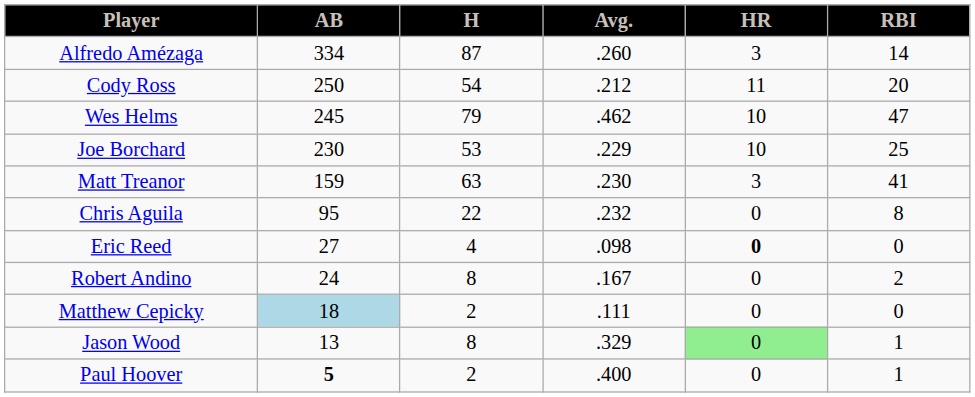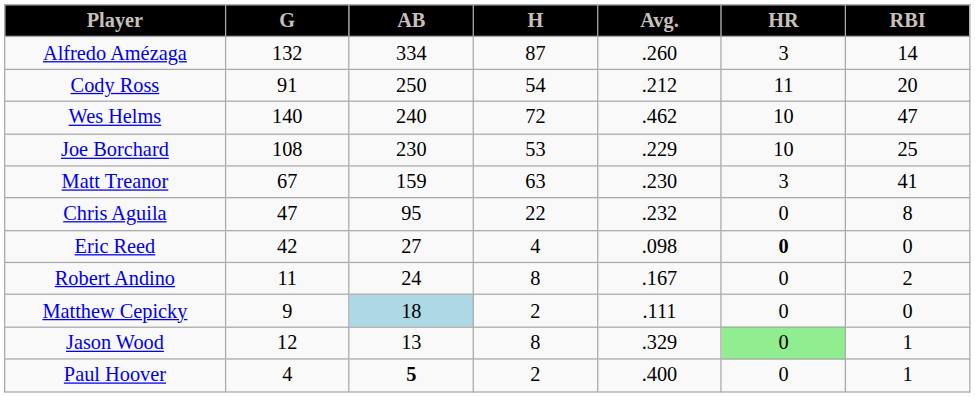+ column: (287, 20)
(329, 117) 245 -> (411, 117) 240
(471, 117) 79 -> (535, 117) 72
